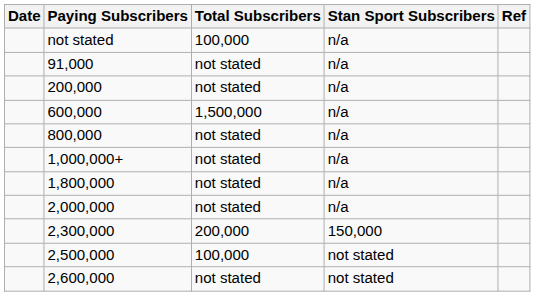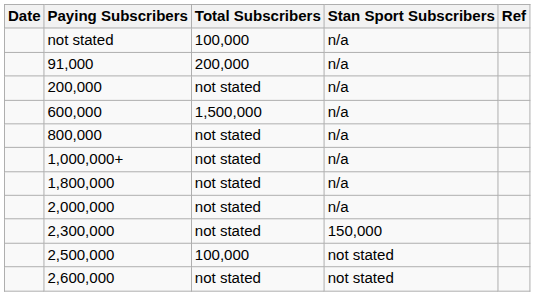(228, 64) not stated -> (222, 64) 200,000
(222, 231) 200,000 -> (228, 231) not stated
